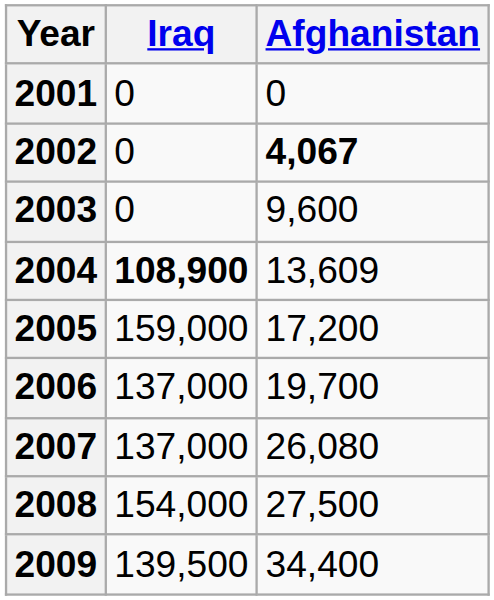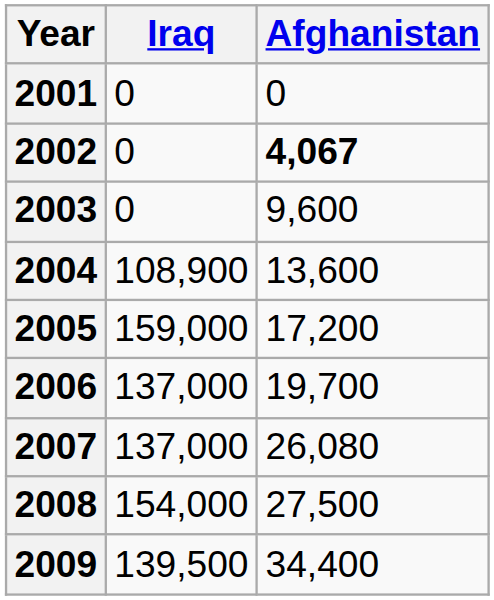(181, 269) bold -> (181, 269) normal
(322, 269) 13,609 -> (322, 269) 13,600
